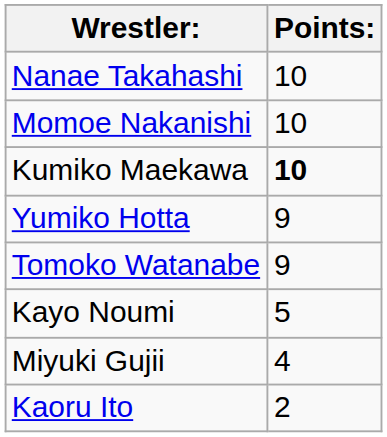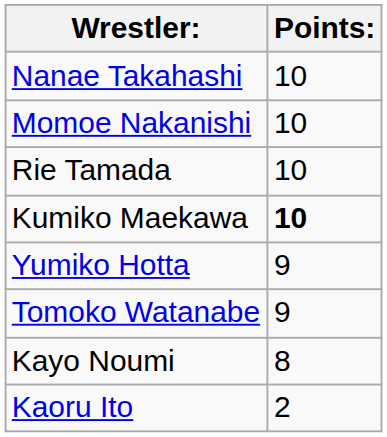+ row: (91, 170)
(282, 312) 5 -> (282, 360) 8
- row: (88, 360)
